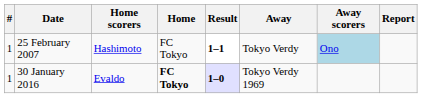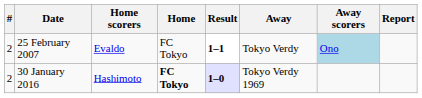(10, 48) 1 -> (10, 48) 2
(118, 48) Hashimoto -> (109, 48) Evaldo
(10, 78) 1 -> (10, 78) 2
(109, 78) Evaldo -> (118, 78) Hashimoto
